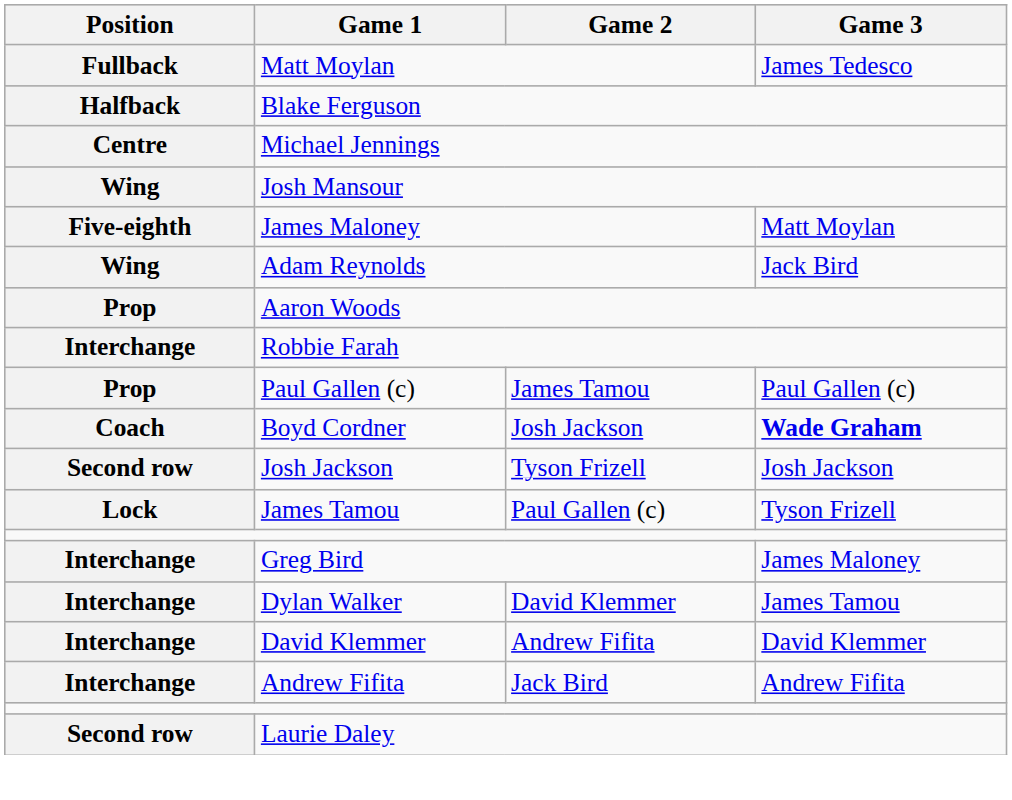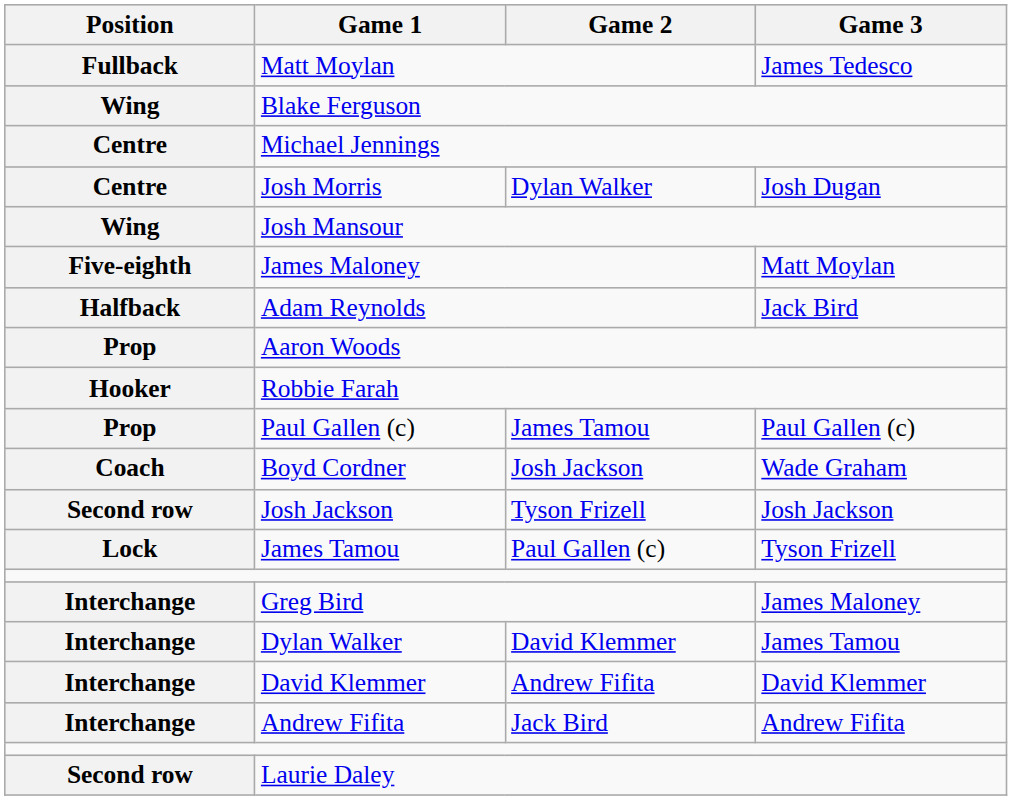(130, 105) Halfback -> (130, 105) Wing
+ row: (321, 186)
(130, 266) Wing -> (130, 307) Halfback
(130, 347) Interchange -> (130, 387) Hooker
(842, 428) bold -> (834, 468) normal
